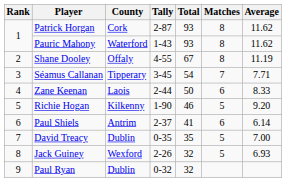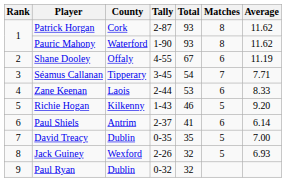(163, 43) 1-43 -> (163, 43) 1-90
(222, 59) 8 -> (222, 59) 6
(189, 91) 50 -> (189, 91) 53
(163, 106) 1-90 -> (163, 106) 1-43
